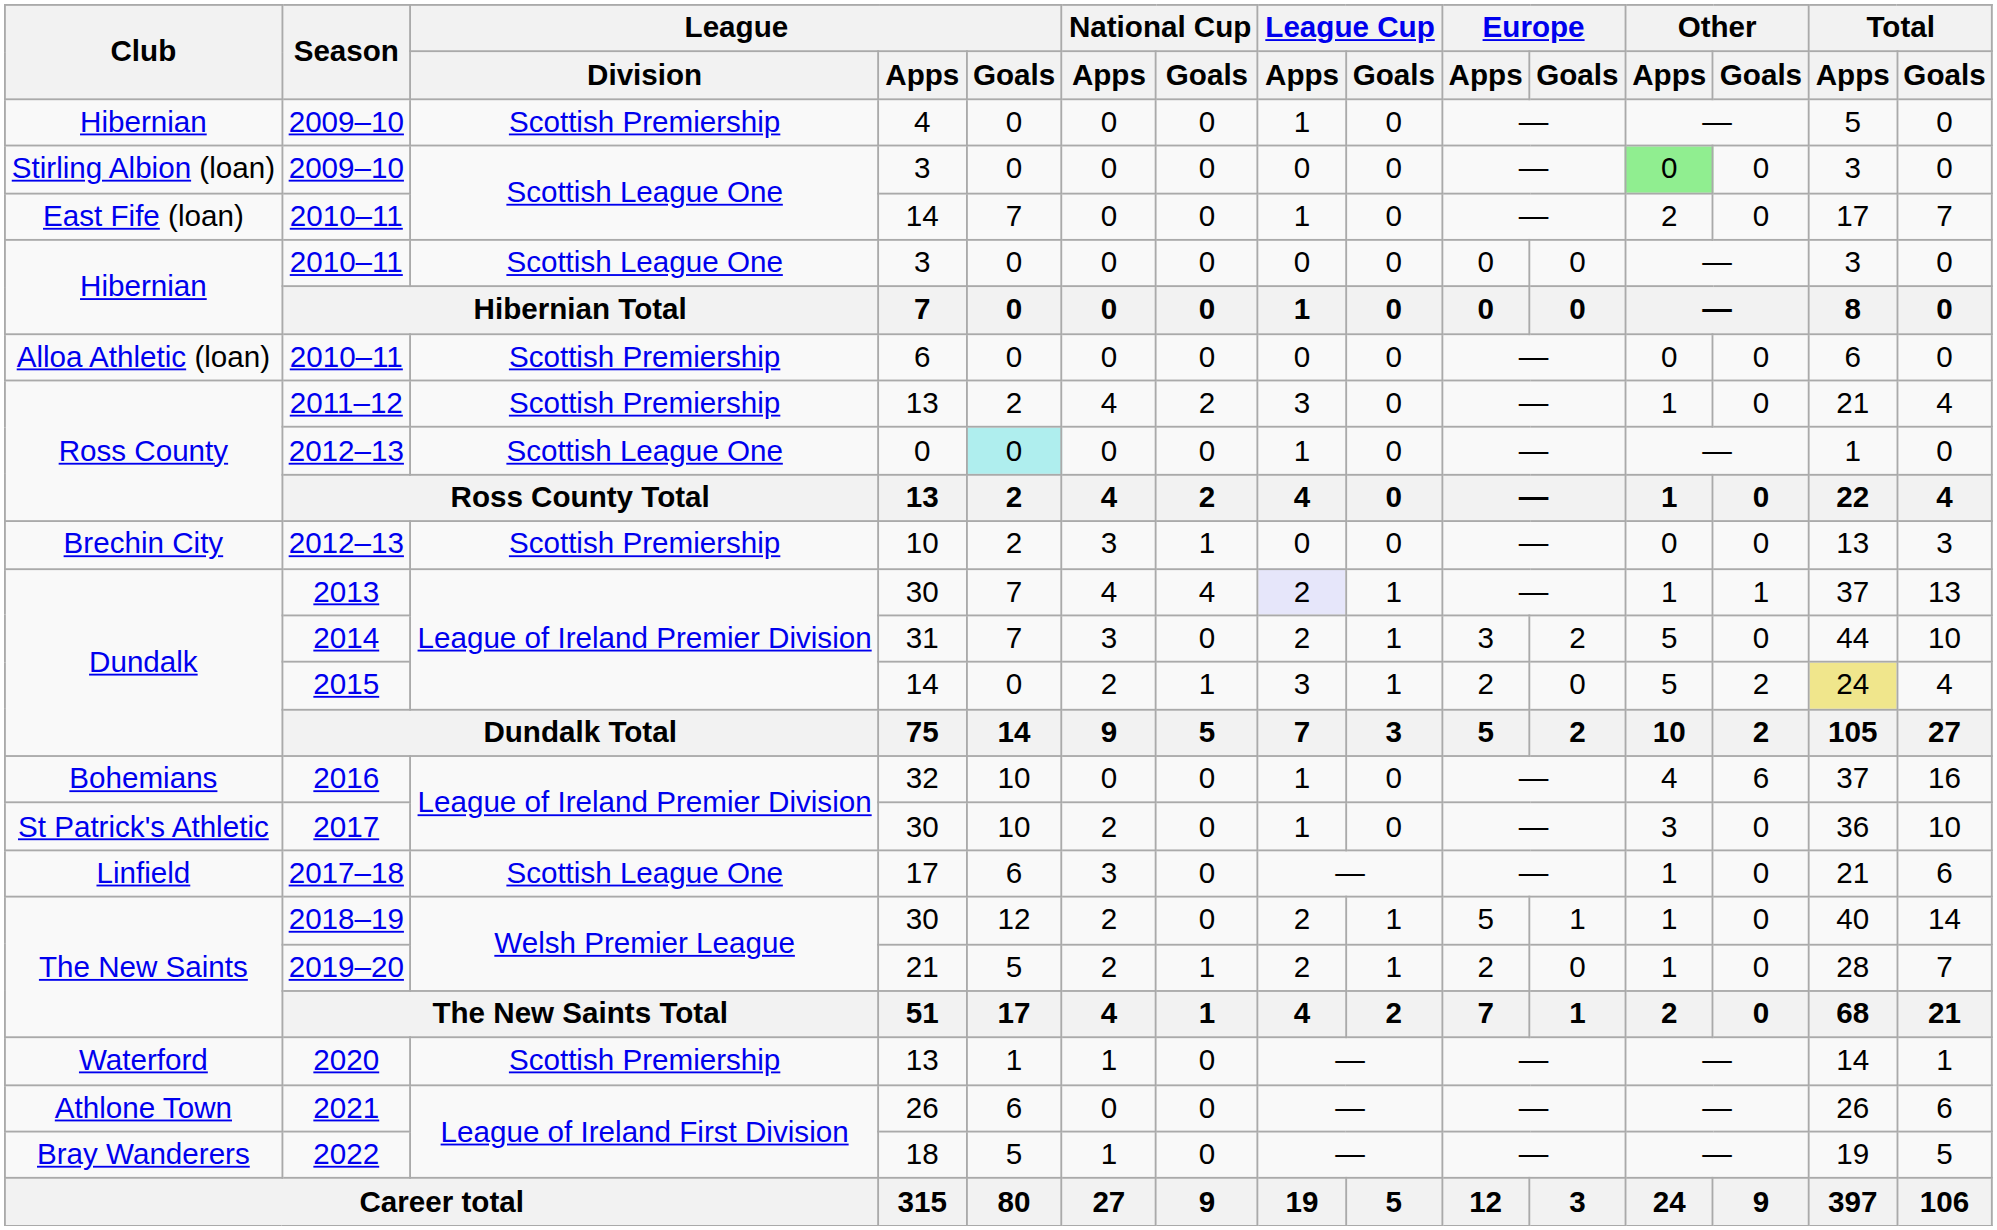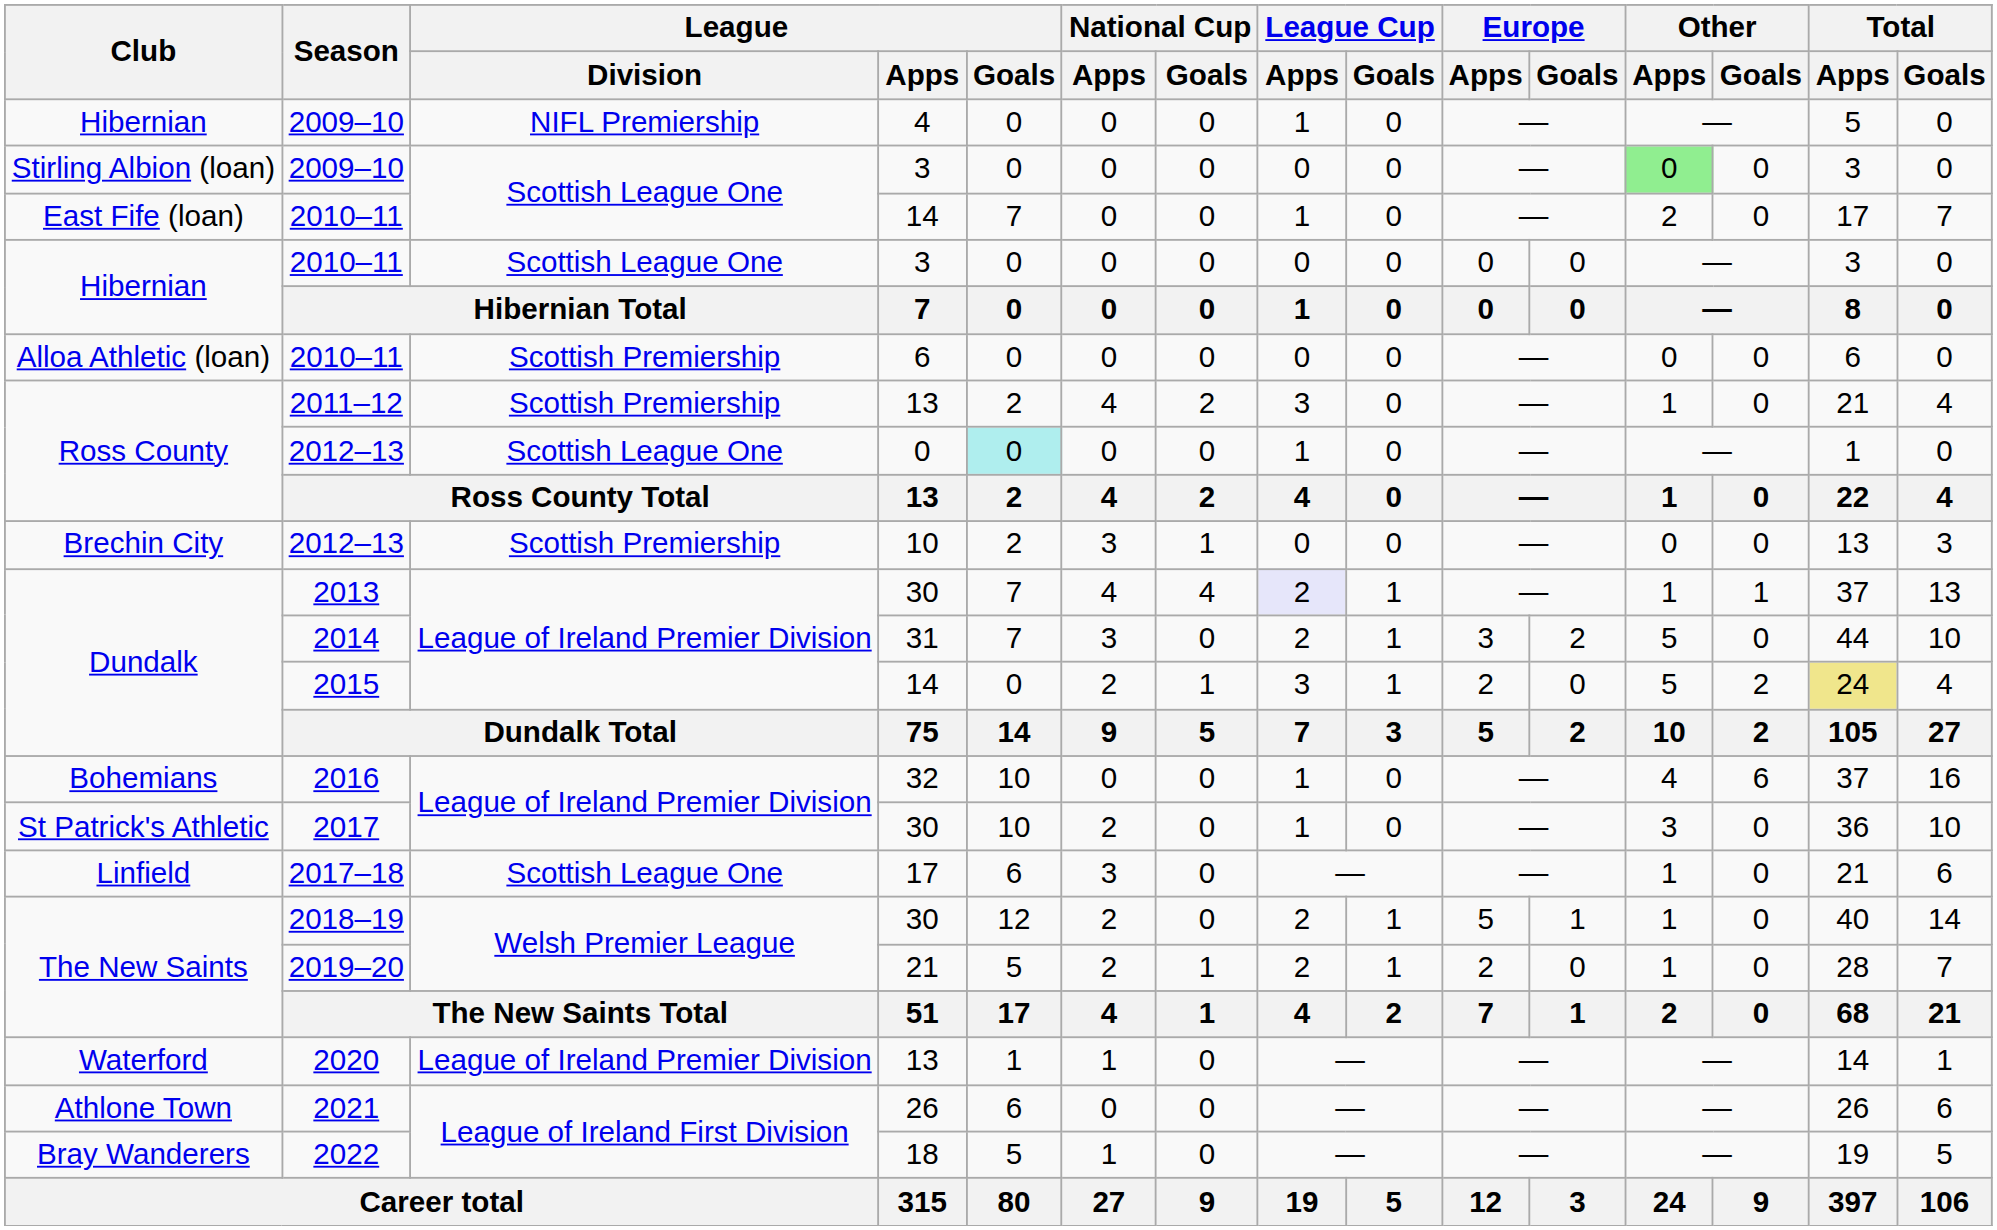(645, 121) Scottish Premiership -> (645, 121) NIFL Premiership
(645, 1060) Scottish Premiership -> (645, 1060) League of Ireland Premier Division
